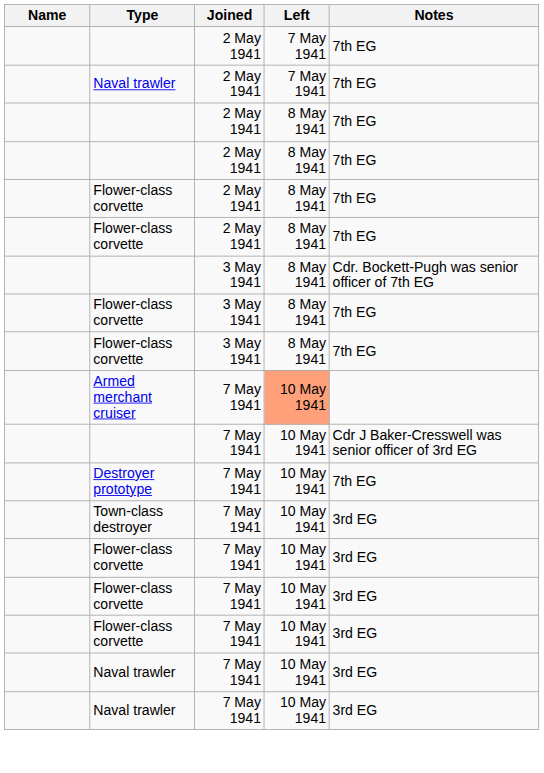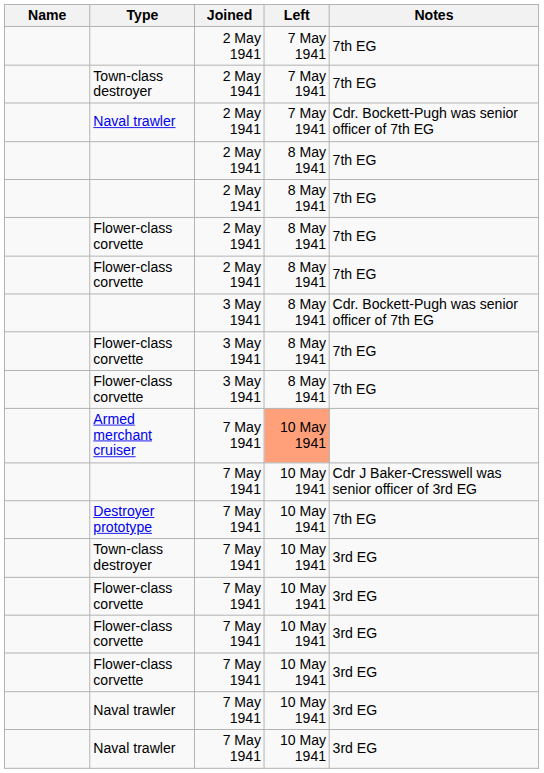+ row: (128, 84)
(354, 84) 7th EG -> (425, 122) Cdr. Bockett-Pugh was senior officer of 7th EG
